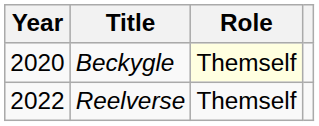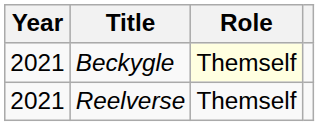(37, 62) 2020 -> (37, 62) 2021
(37, 100) 2022 -> (37, 100) 2021
